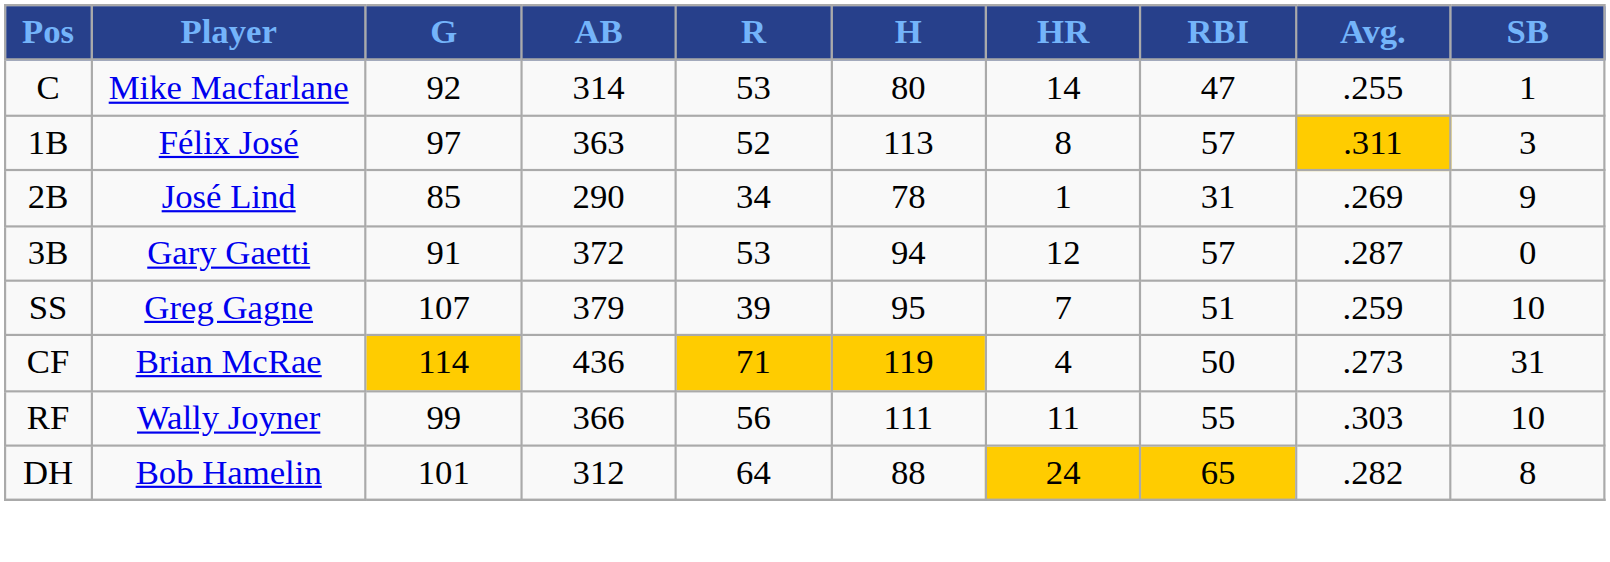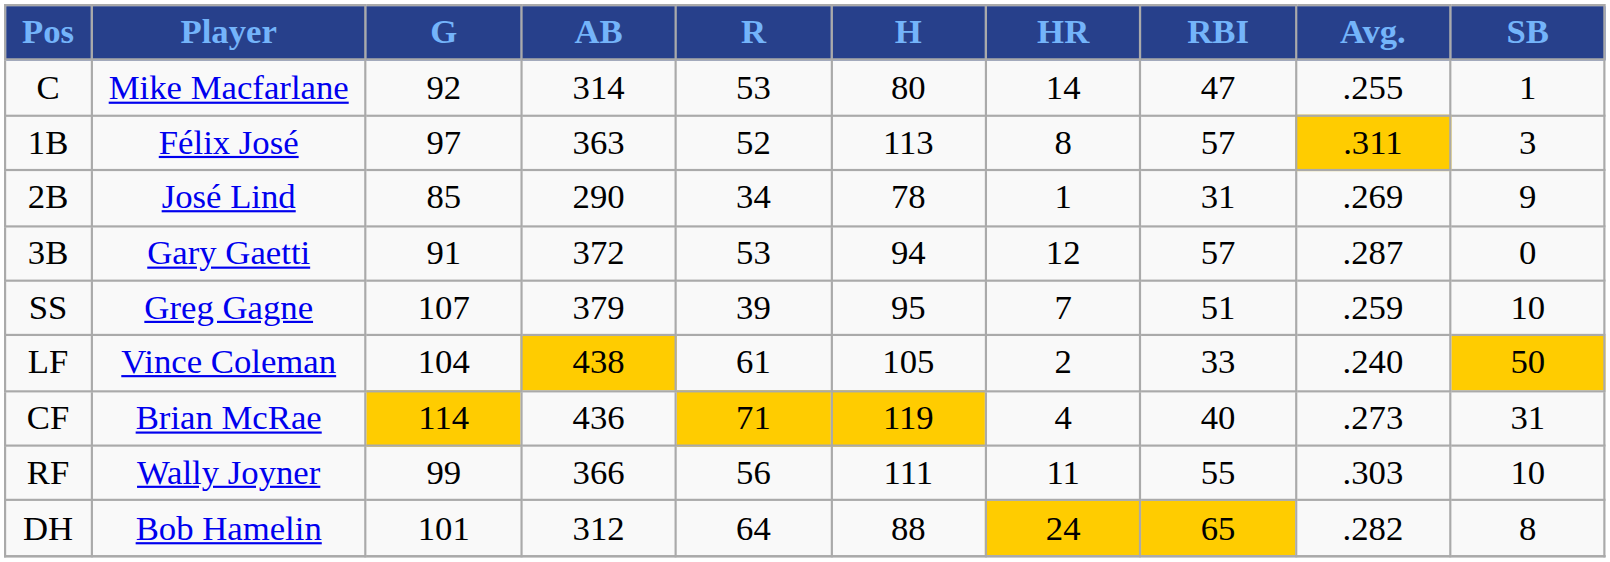+ row: (48, 362)
(1218, 362) 50 -> (1218, 417) 40
